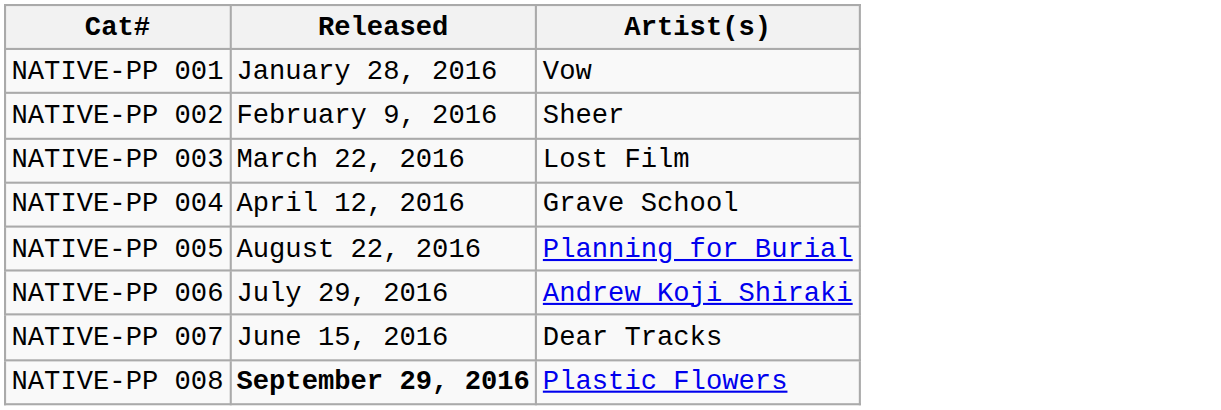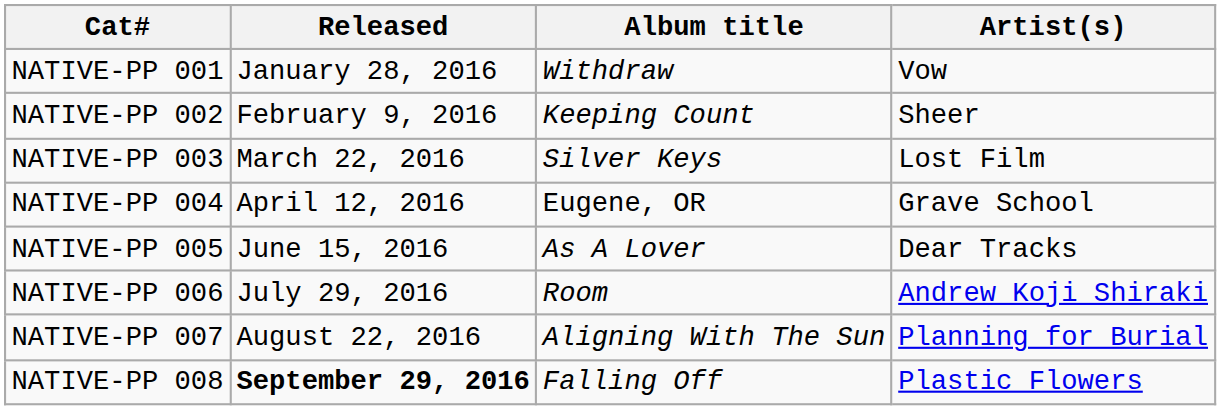+ column: (714, 27)
(359, 249) August 22, 2016 -> (342, 249) June 15, 2016
(698, 249) Planning for Burial -> (988, 249) Dear Tracks
(342, 337) June 15, 2016 -> (359, 337) August 22, 2016
(633, 337) Dear Tracks -> (1053, 337) Planning for Burial
